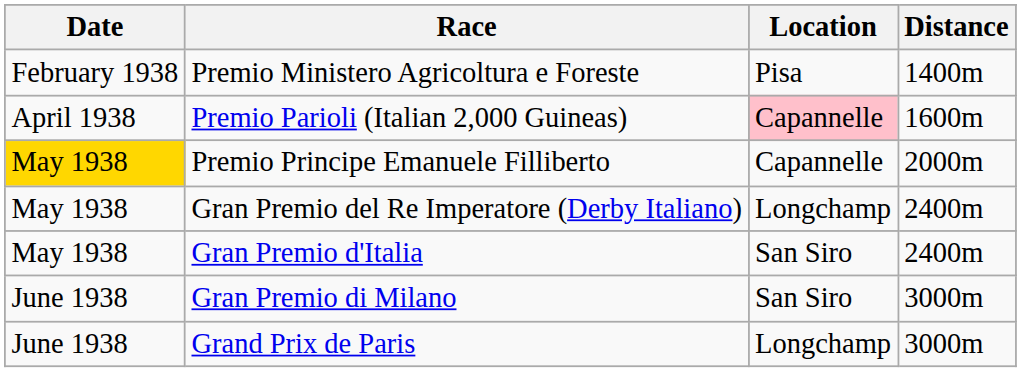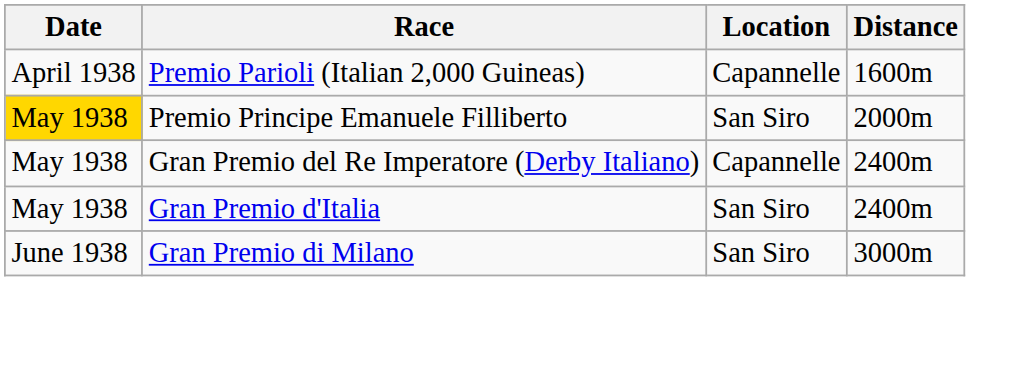- row: (415, 72)
(819, 117) pink background -> (776, 72) no background
(819, 162) Capannelle -> (761, 117) San Siro
(823, 207) Longchamp -> (776, 162) Capannelle
- row: (303, 343)
